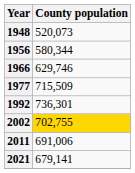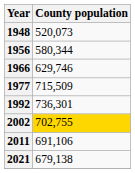(54, 141) 691,006 -> (54, 141) 691,106
(54, 159) 679,141 -> (54, 159) 679,138
